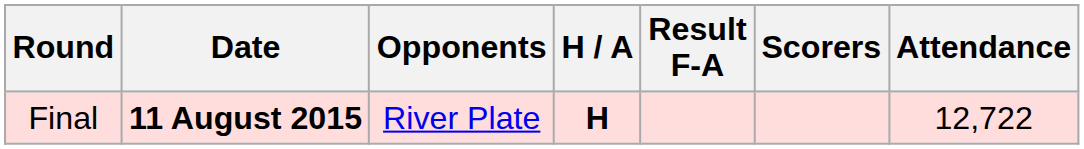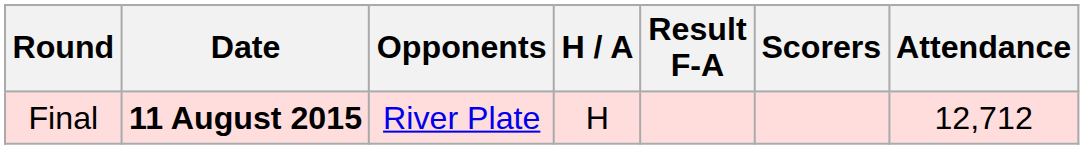(597, 117) bold -> (597, 117) normal
(984, 117) 12,722 -> (984, 117) 12,712
